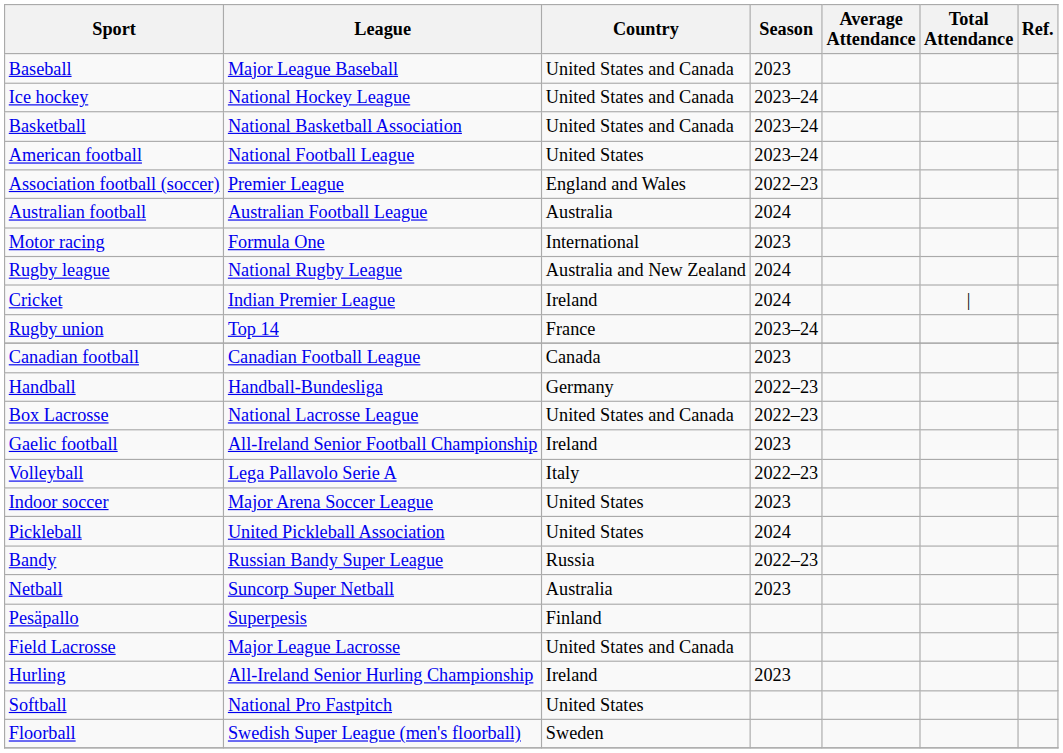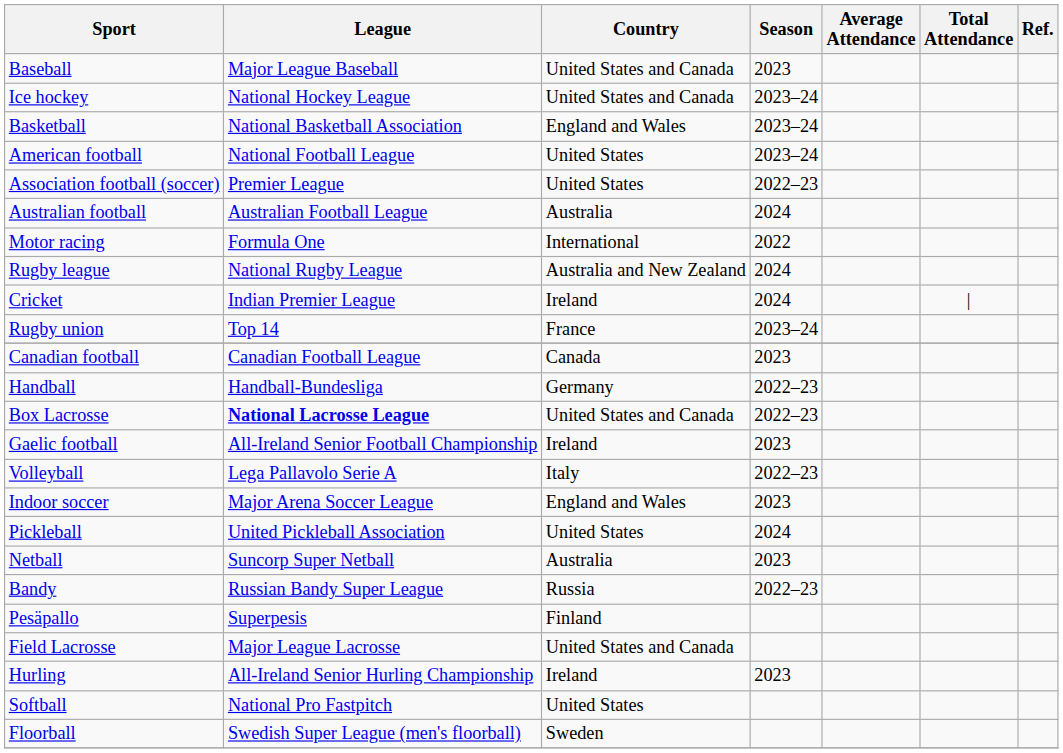(640, 126) United States and Canada -> (616, 126) England and Wales
(616, 184) England and Wales -> (595, 184) United States
(773, 241) 2023 -> (773, 241) 2022
(323, 415) normal -> (329, 415) bold
(595, 502) United States -> (616, 502) England and Wales
rows swapped: (33, 560) <-> (36, 589)
